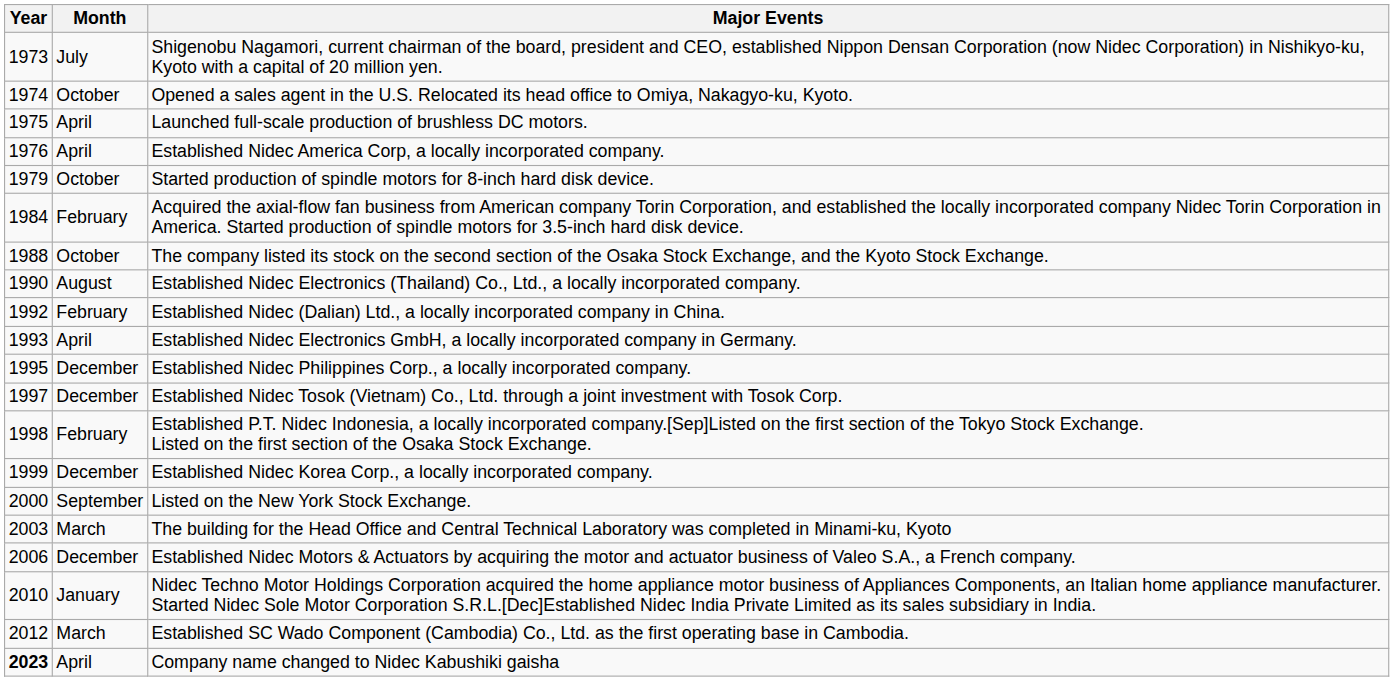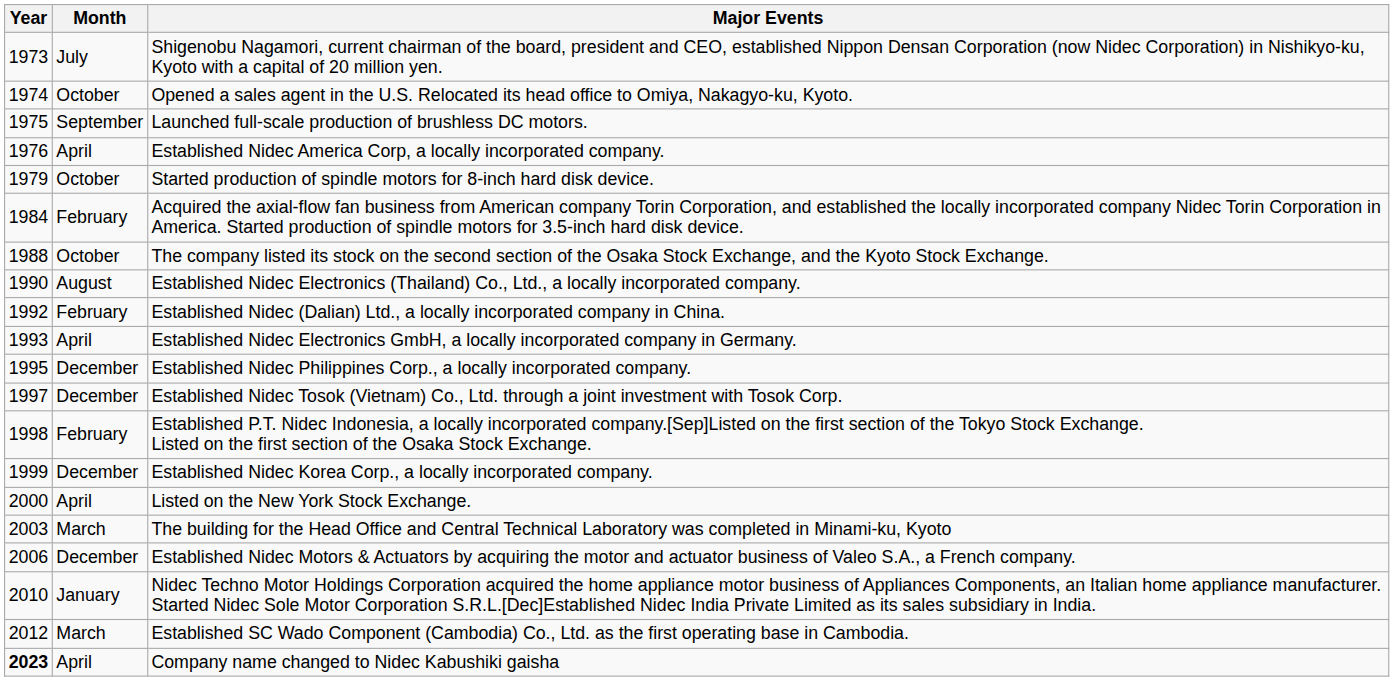(74, 123) April -> (100, 123) September
(100, 501) September -> (74, 501) April
